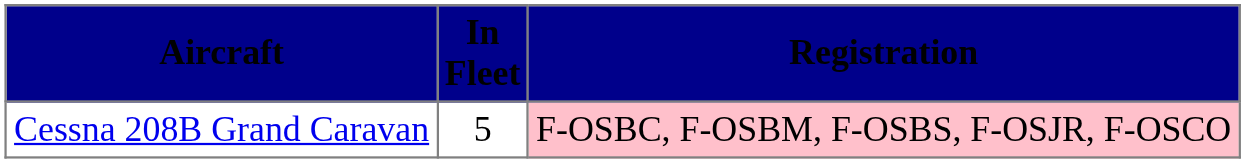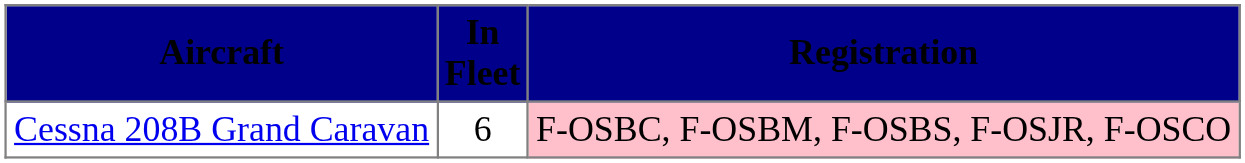(483, 128) 5 -> (483, 128) 6
